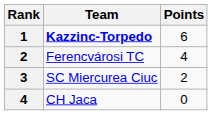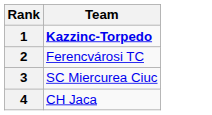- column: (184, 15)
